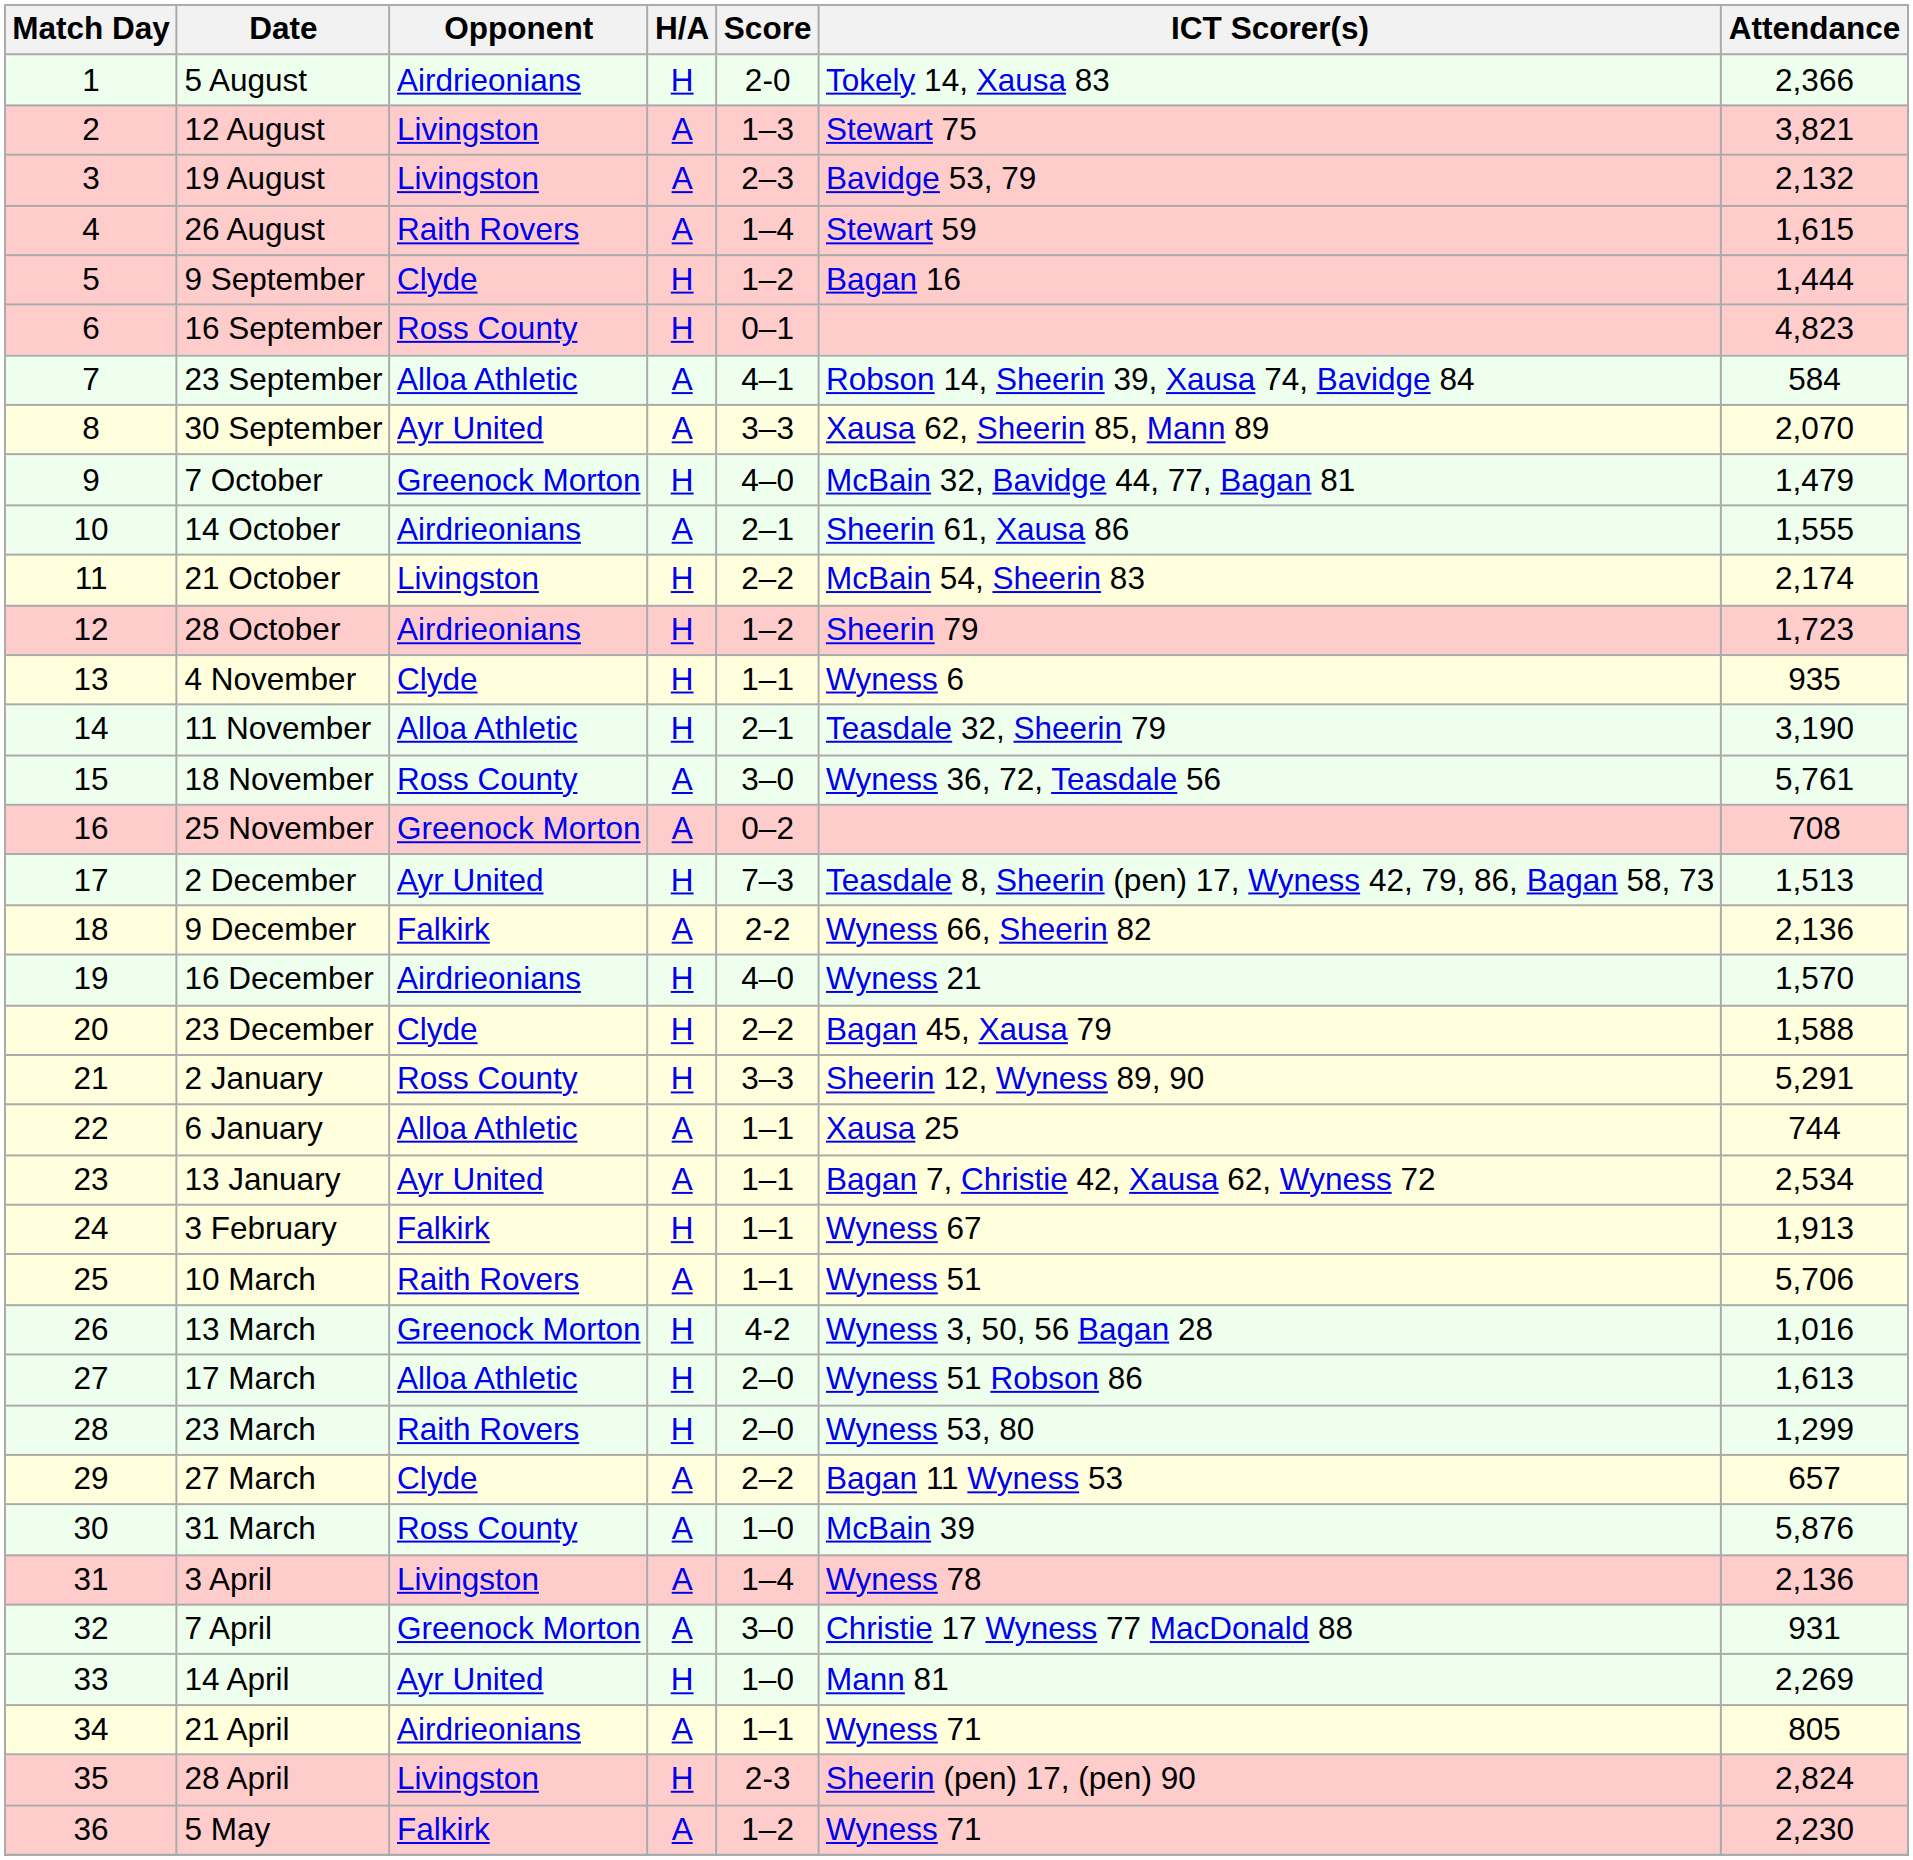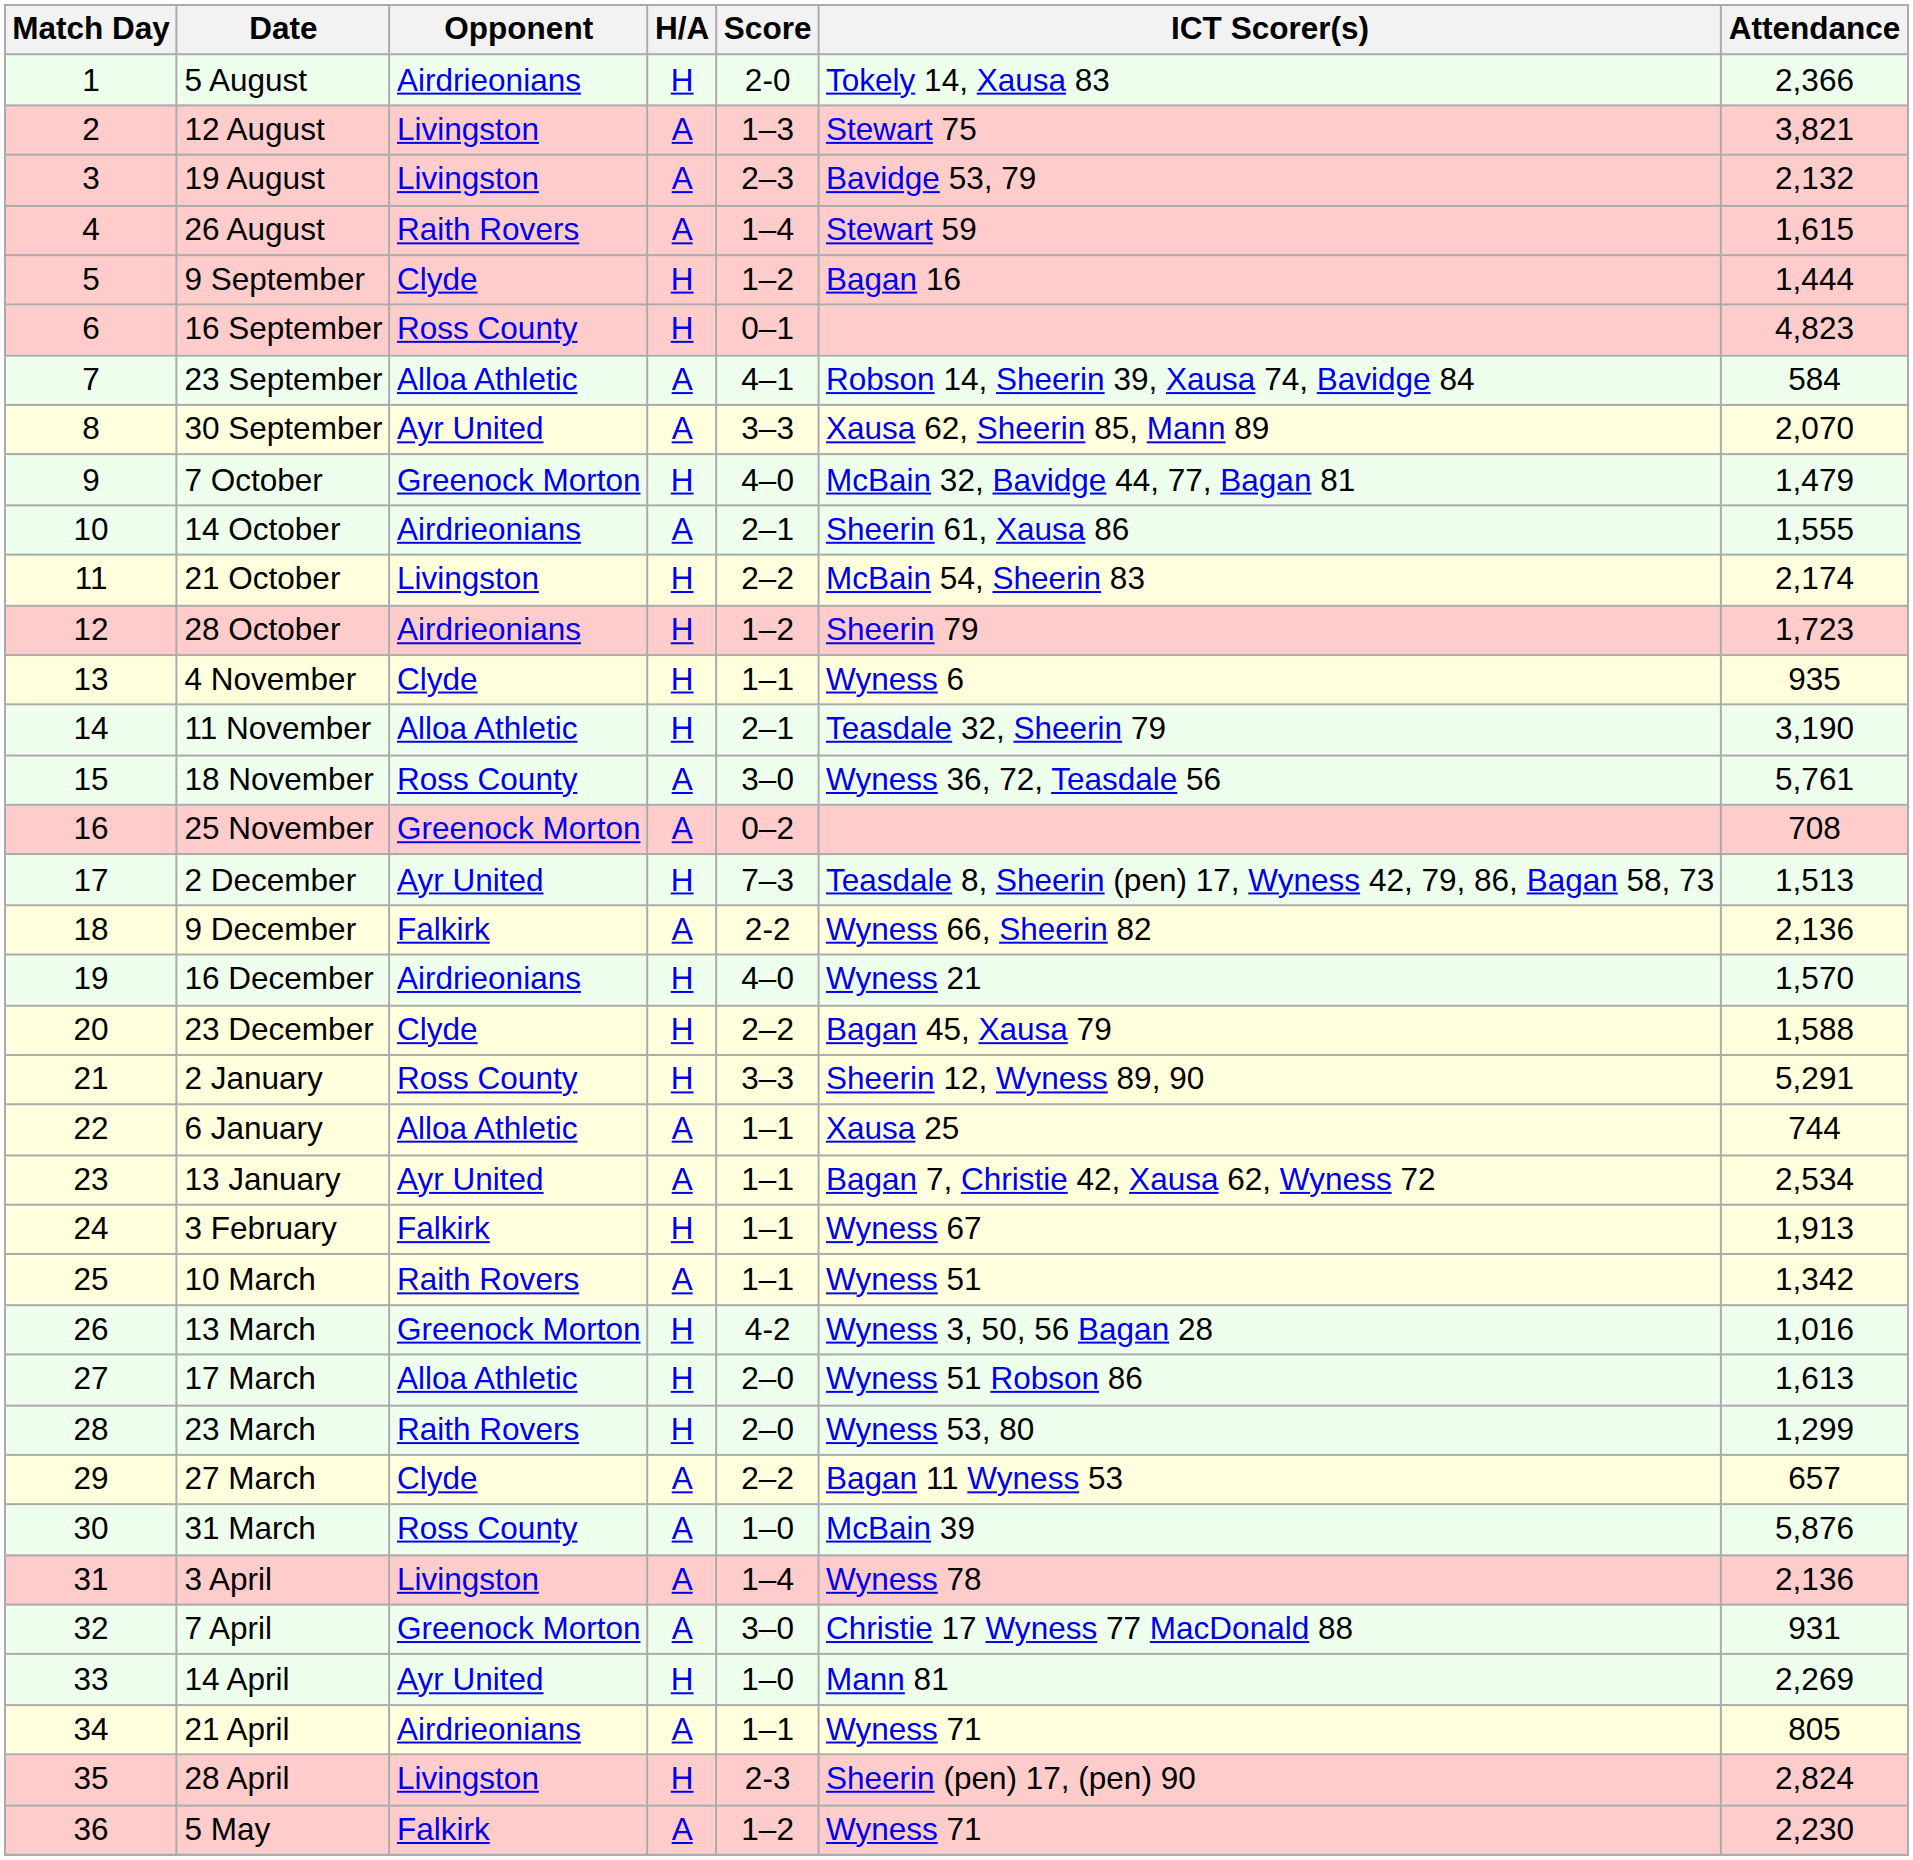(1815, 1279) 5,706 -> (1815, 1279) 1,342
